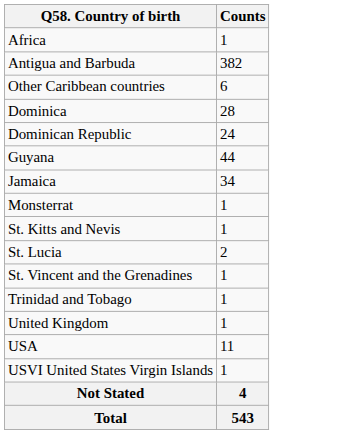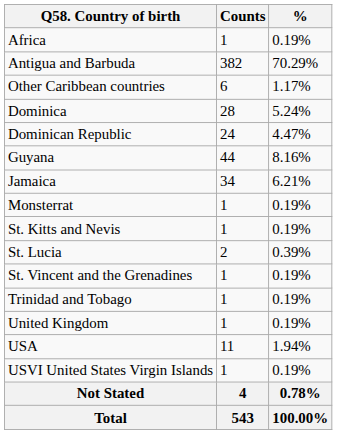+ column: (300, 16)
